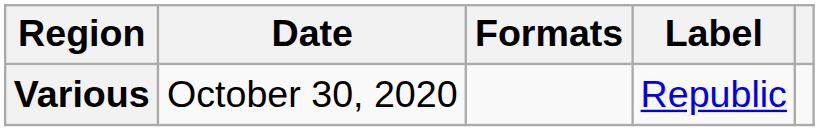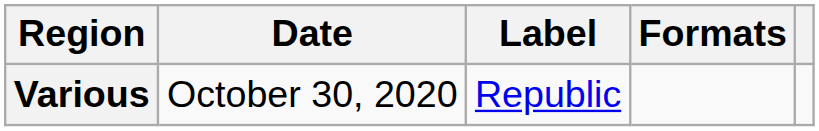columns swapped: (549, 34) <-> (714, 34)
